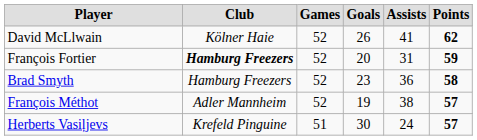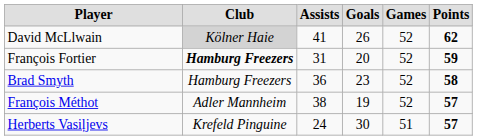columns swapped: (320, 15) <-> (406, 15)
(240, 37) no background -> (240, 37) lightgrey background
